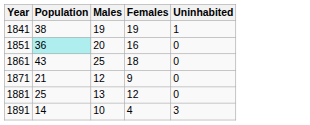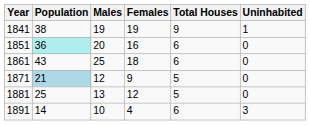+ column: (206, 12)
(40, 78) no background -> (40, 78) lightblue background
